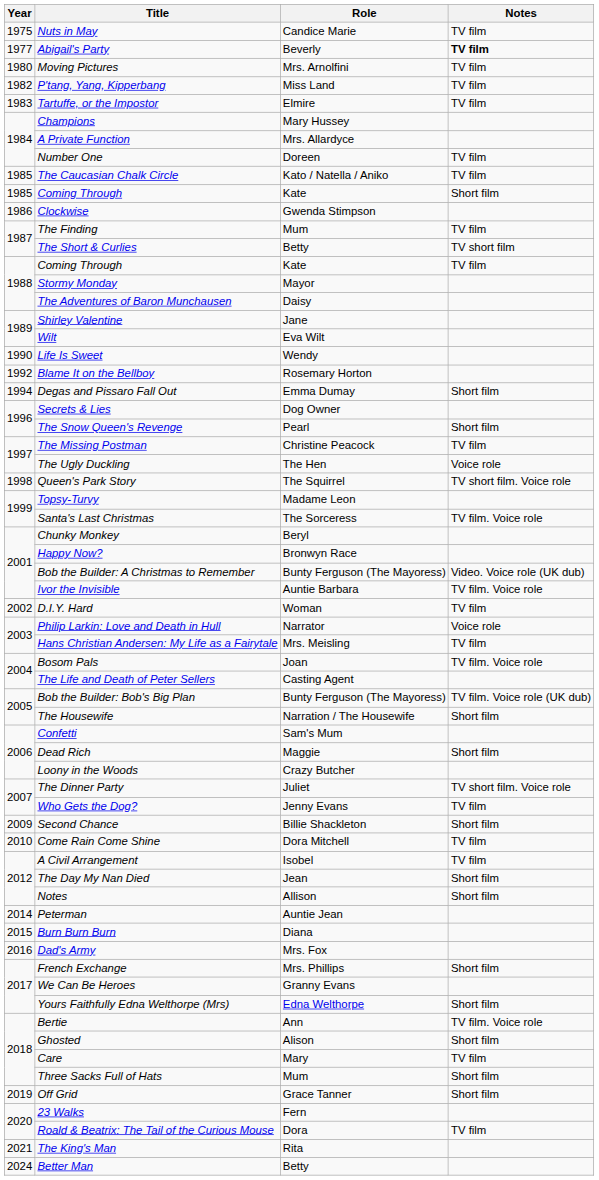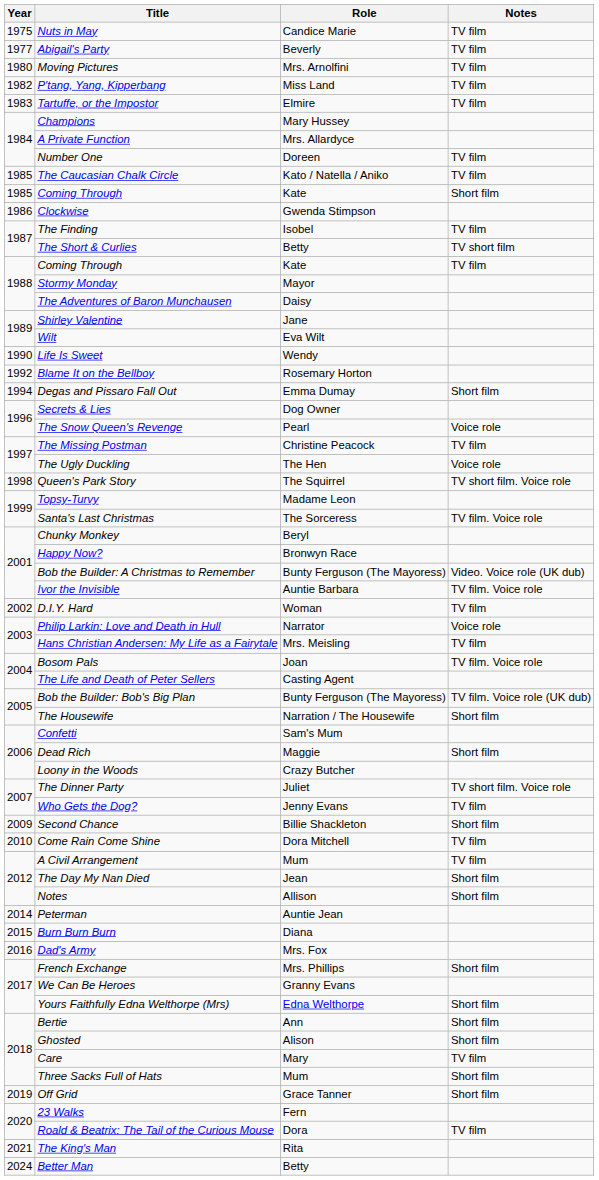(470, 49) bold -> (469, 49) normal
(295, 229) Mum -> (298, 229) Isobel
(475, 427) Short film -> (476, 427) Voice role
(298, 860) Isobel -> (295, 860) Mum
(497, 1022) TV film. Voice role -> (475, 1022) Short film
